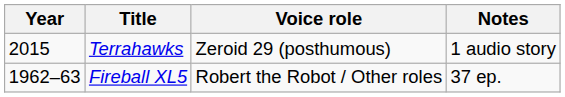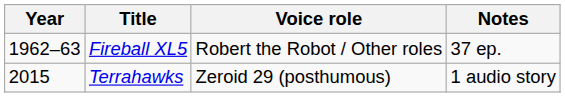rows swapped: (138, 77) <-> (136, 48)
